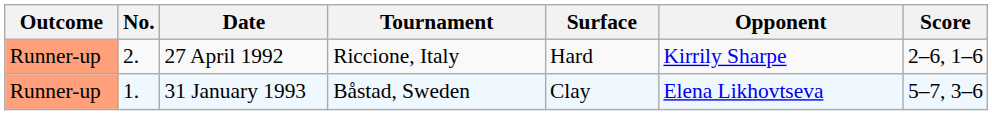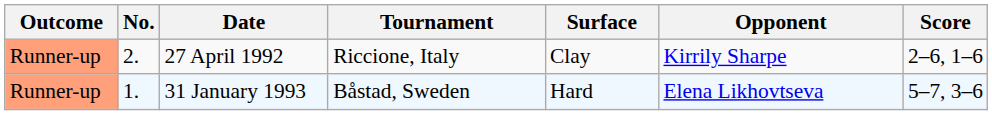(571, 56) Hard -> (570, 56) Clay
(570, 90) Clay -> (571, 90) Hard
